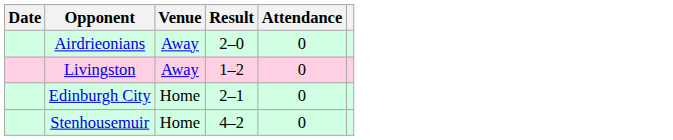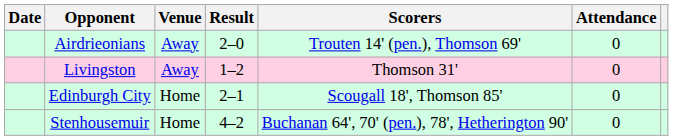+ column: (415, 17)
